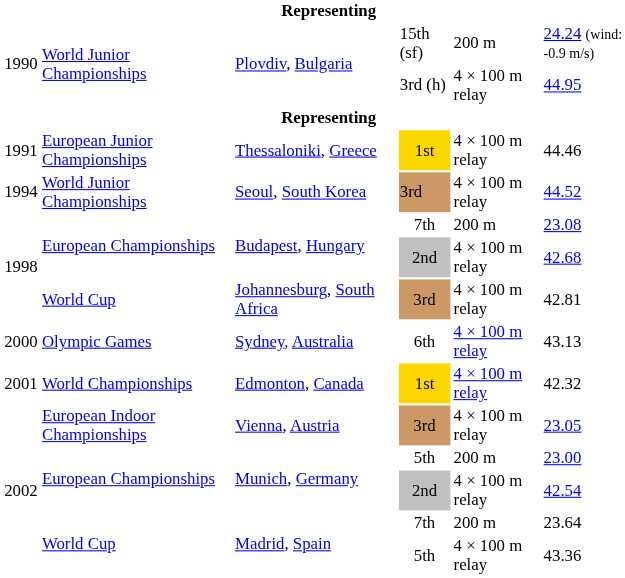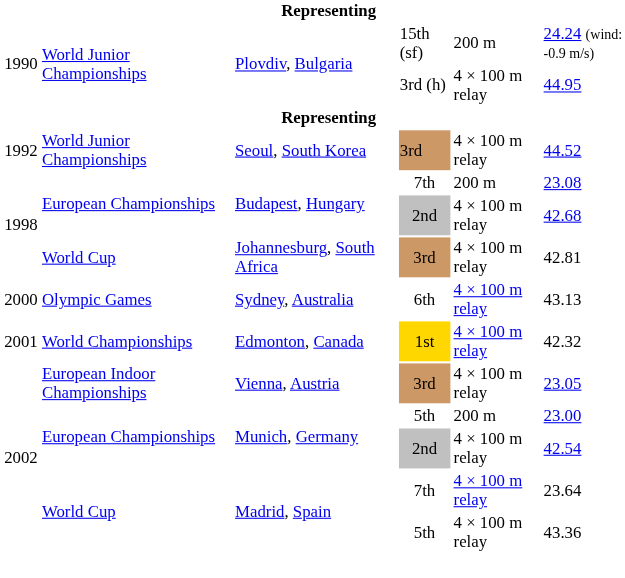- row: (306, 150)
(21, 192) 1994 -> (21, 150) 1992
(475, 522) 200 m -> (488, 490) 4 × 100 m relay
